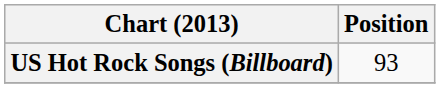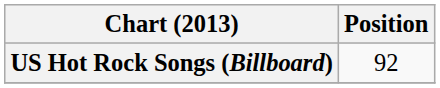(386, 62) 93 -> (386, 62) 92
